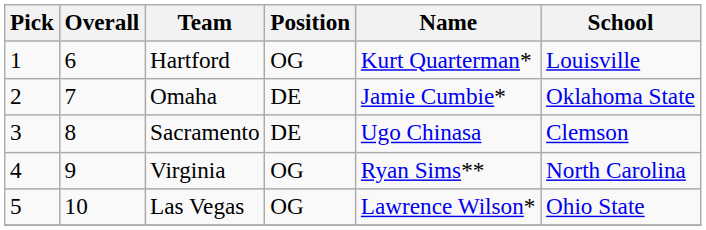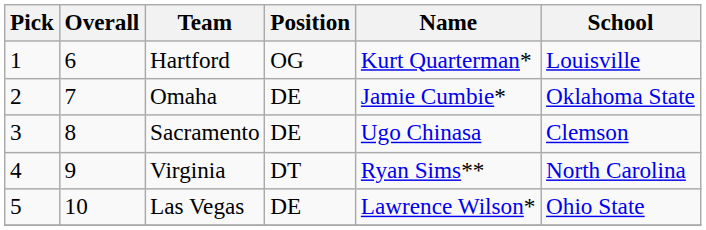(287, 170) OG -> (286, 170) DT
(287, 206) OG -> (286, 206) DE
